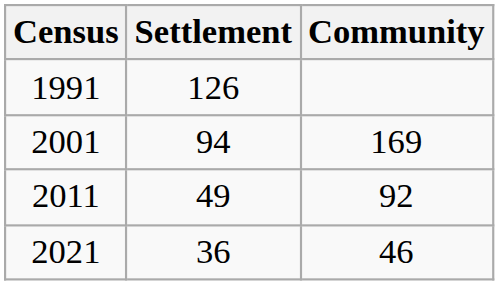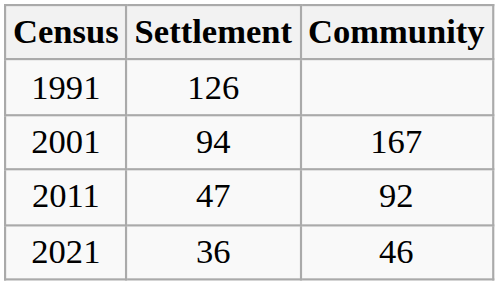(396, 141) 169 -> (396, 141) 167
(213, 196) 49 -> (213, 196) 47
